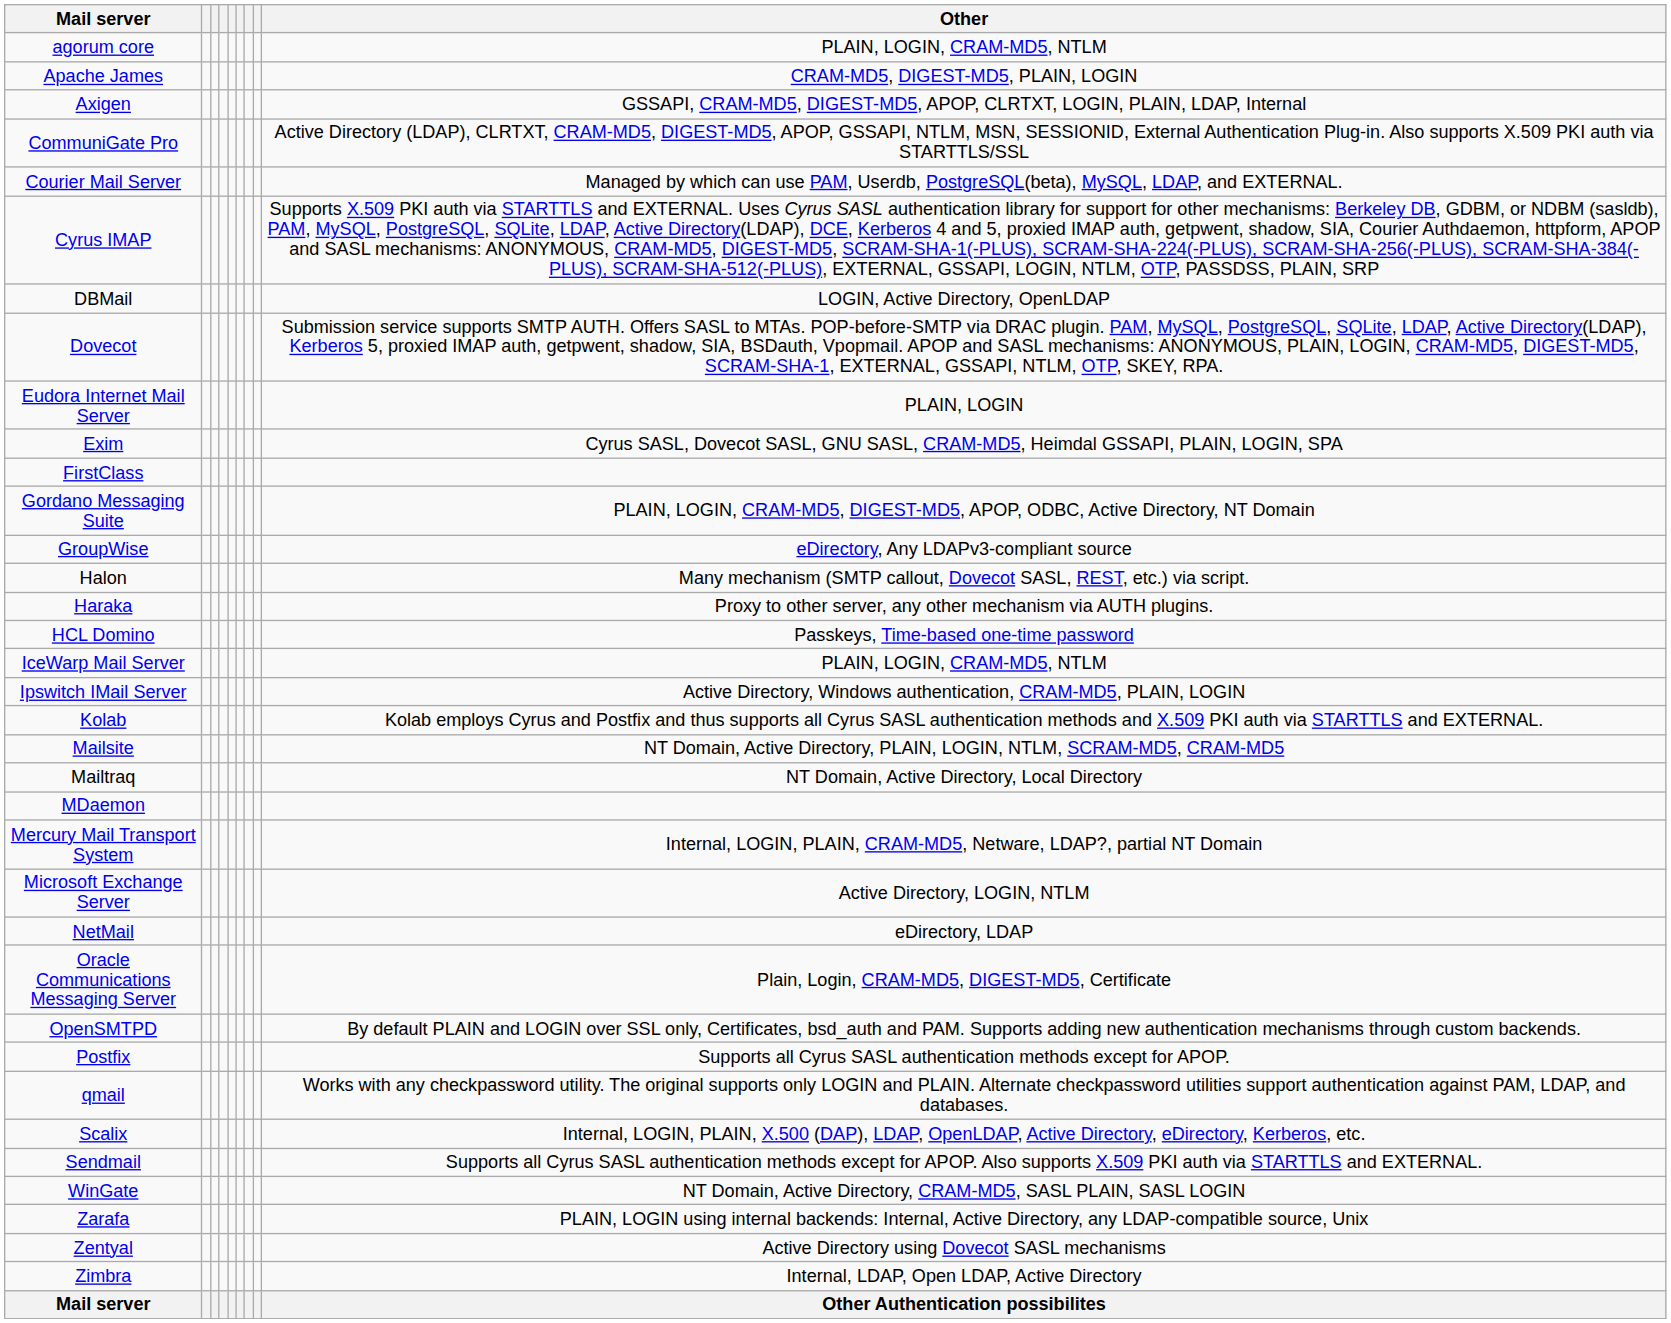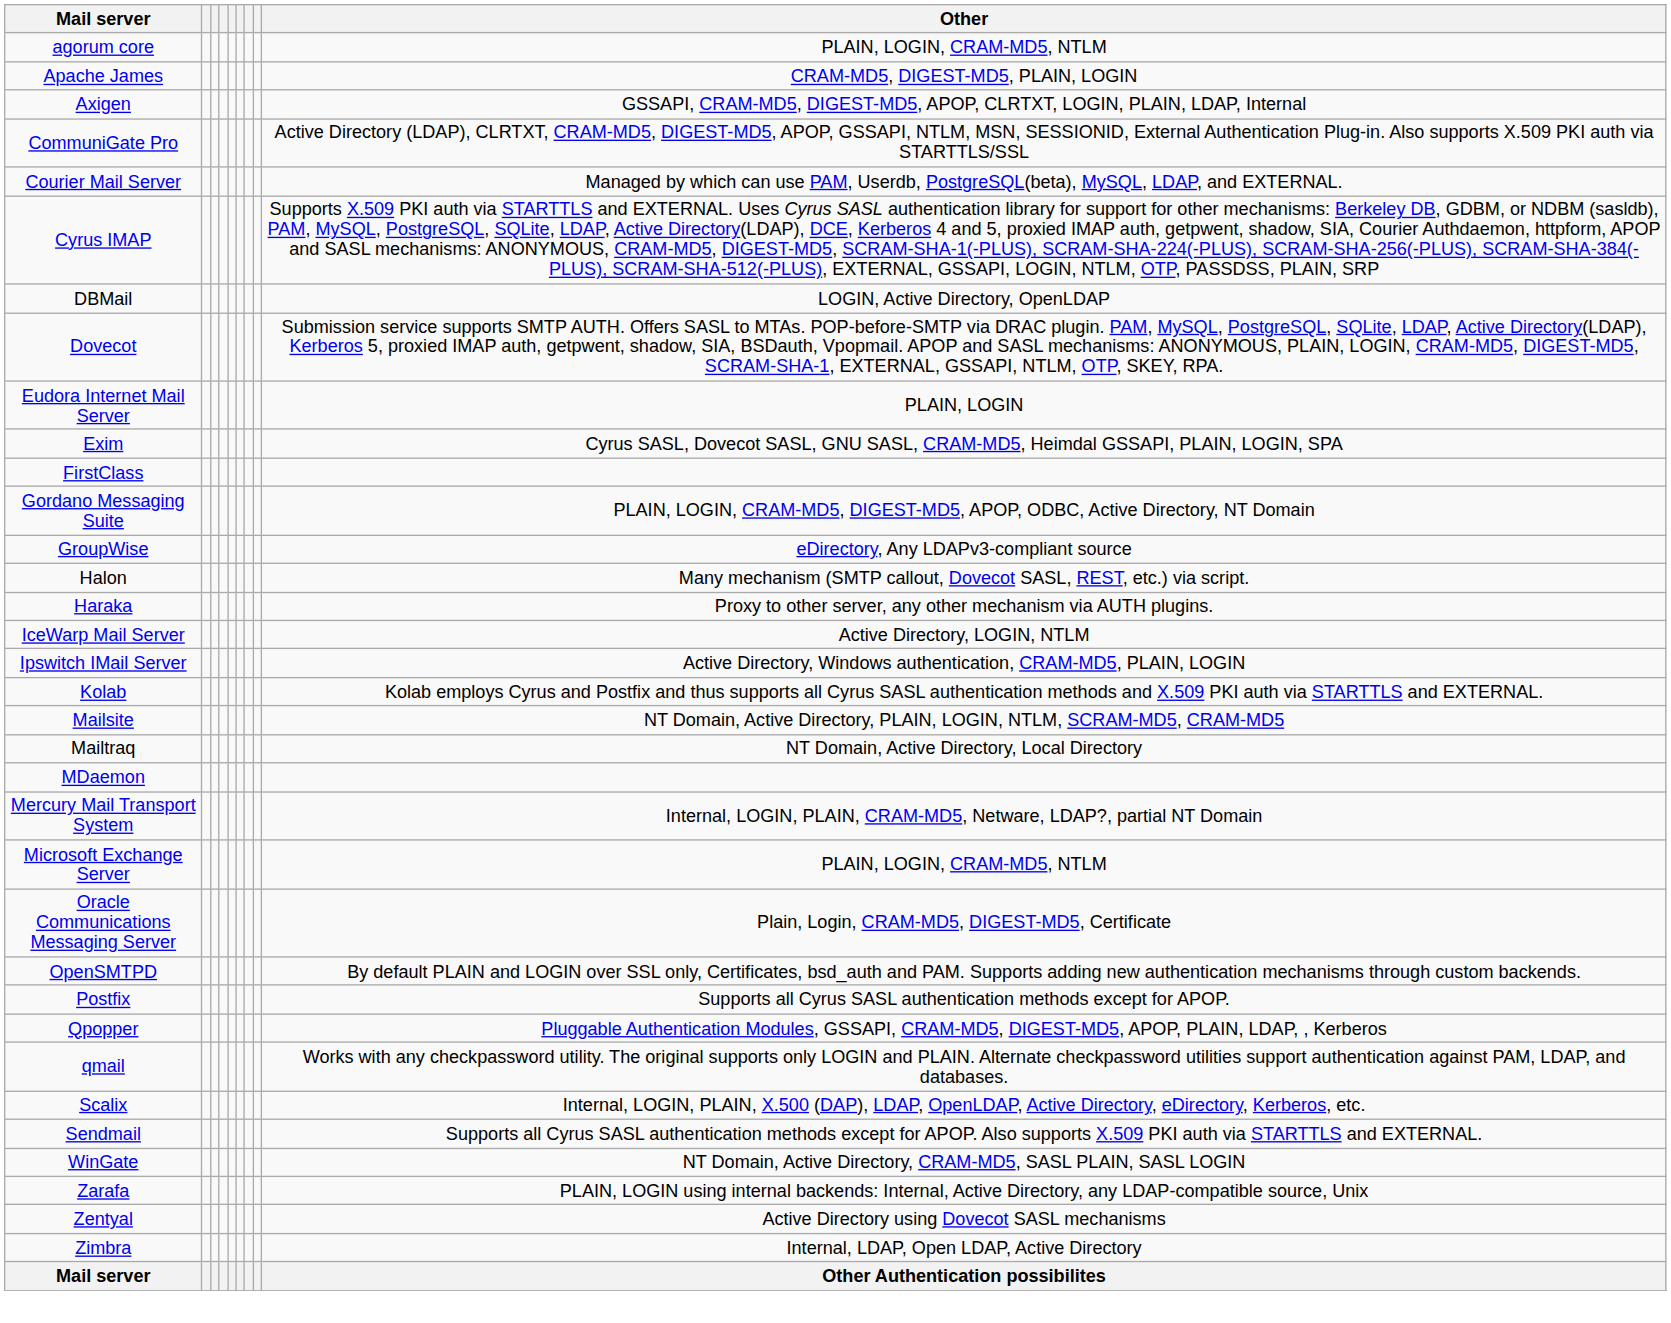- row: (103, 634)
(964, 663) PLAIN, LOGIN, CRAM-MD5, NTLM -> (964, 634) Active Directory, LOGIN, NTLM
(964, 892) Active Directory, LOGIN, NTLM -> (964, 864) PLAIN, LOGIN, CRAM-MD5, NTLM
- row: (103, 931)
+ row: (103, 1028)
